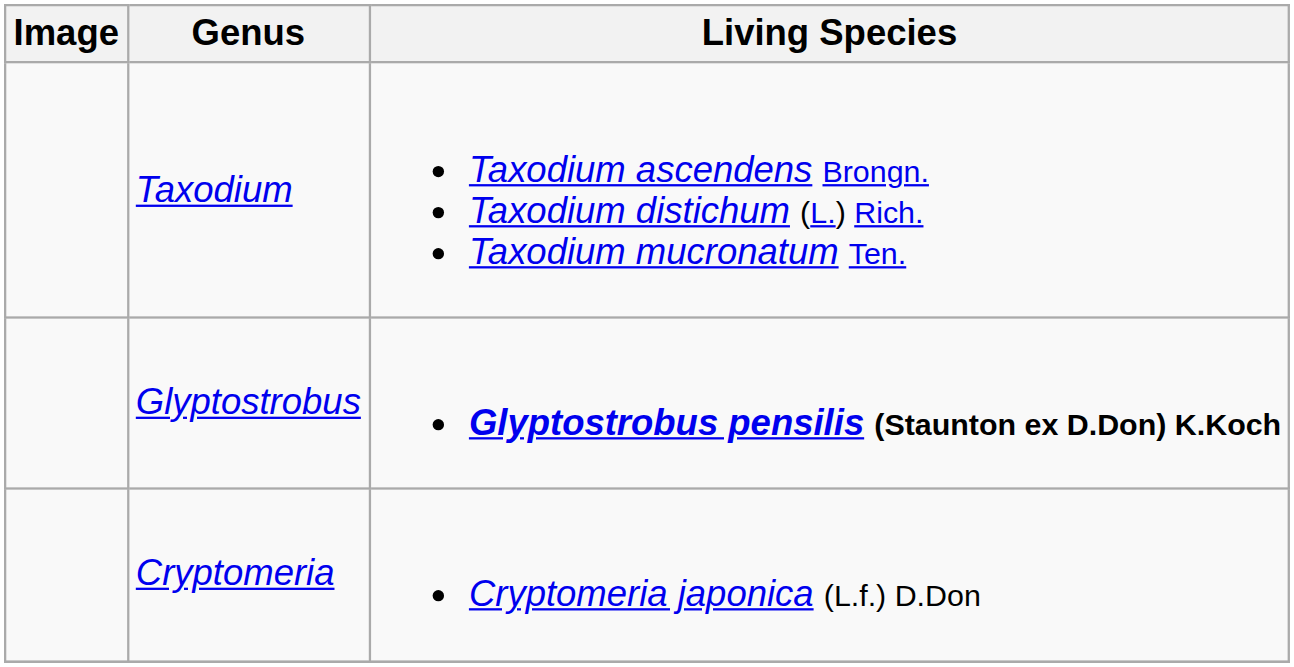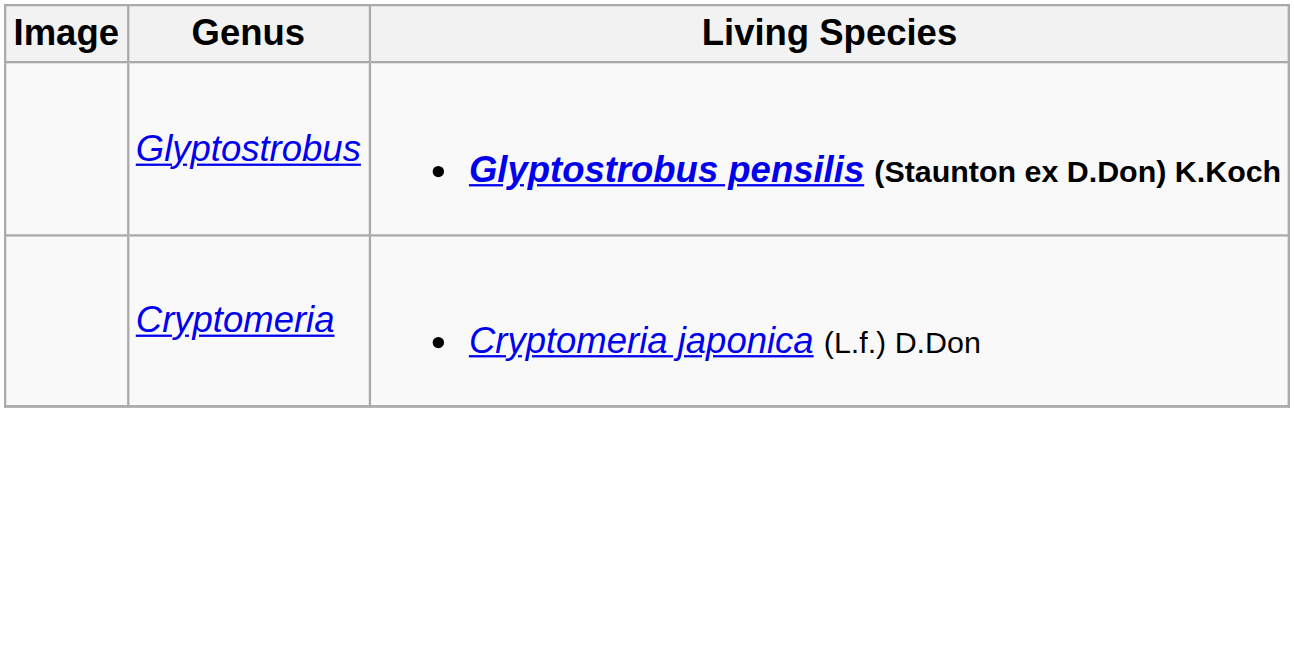- row: (214, 189)
